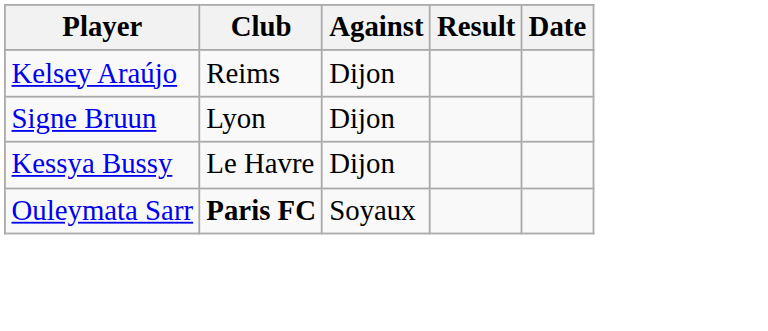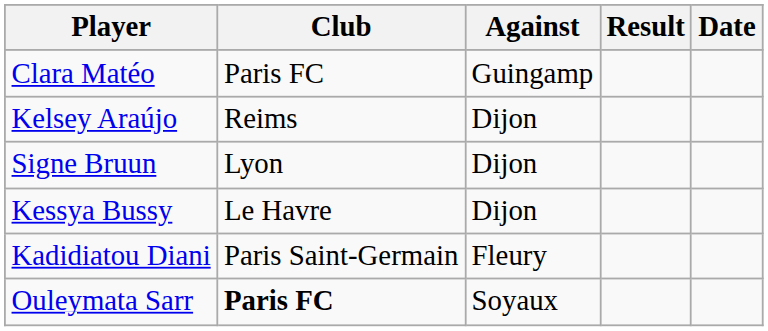+ row: (83, 73)
+ row: (111, 255)
